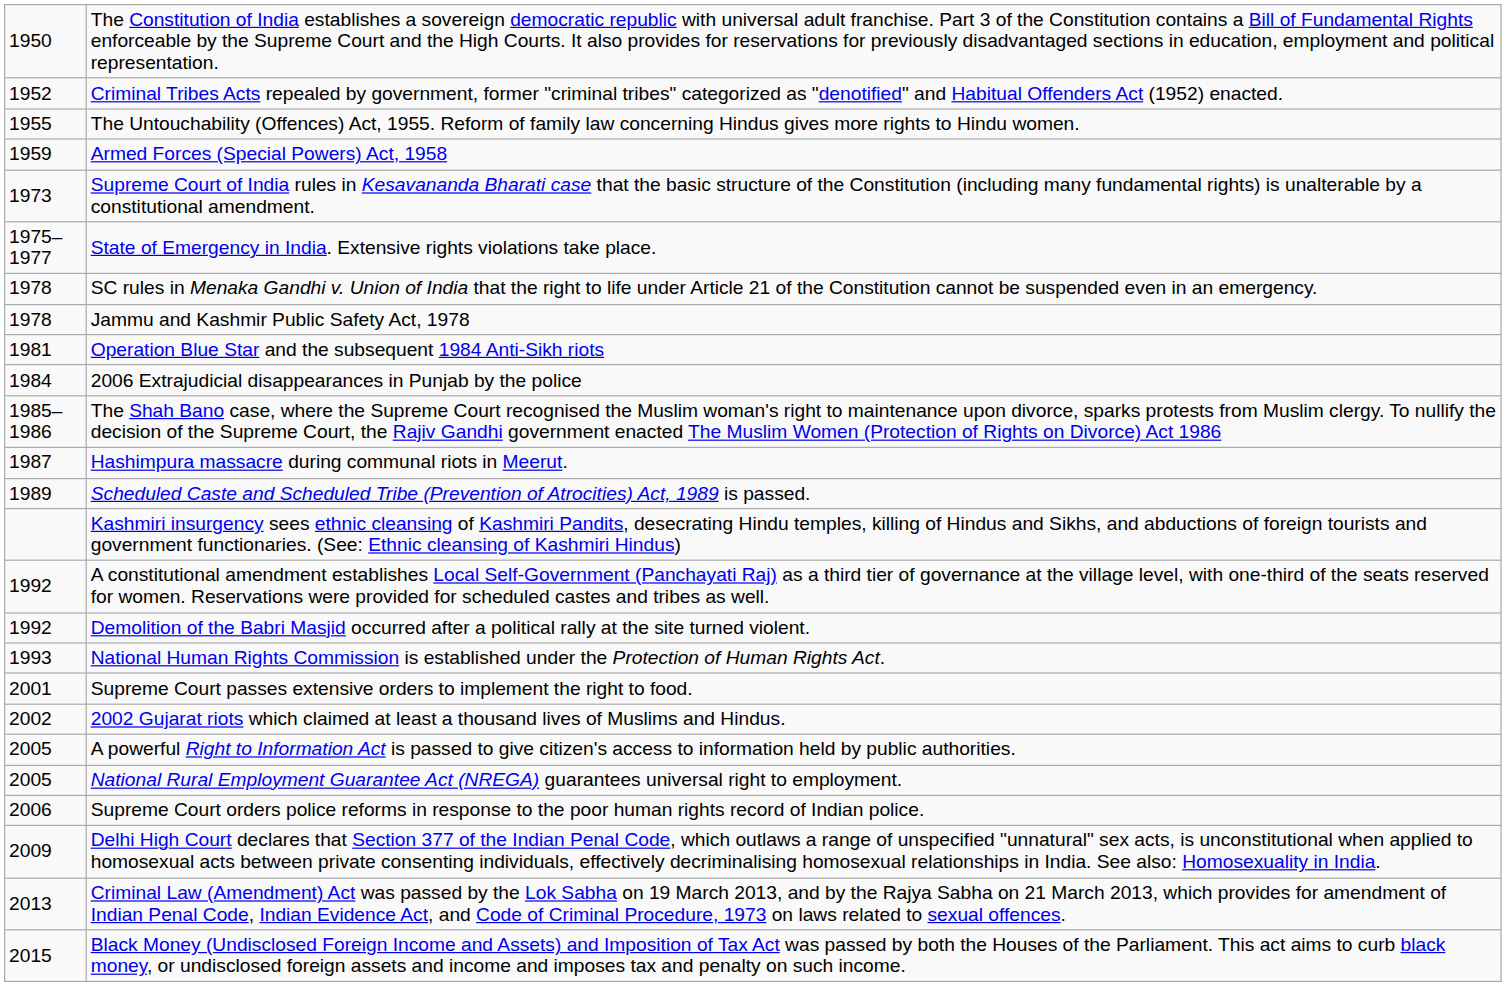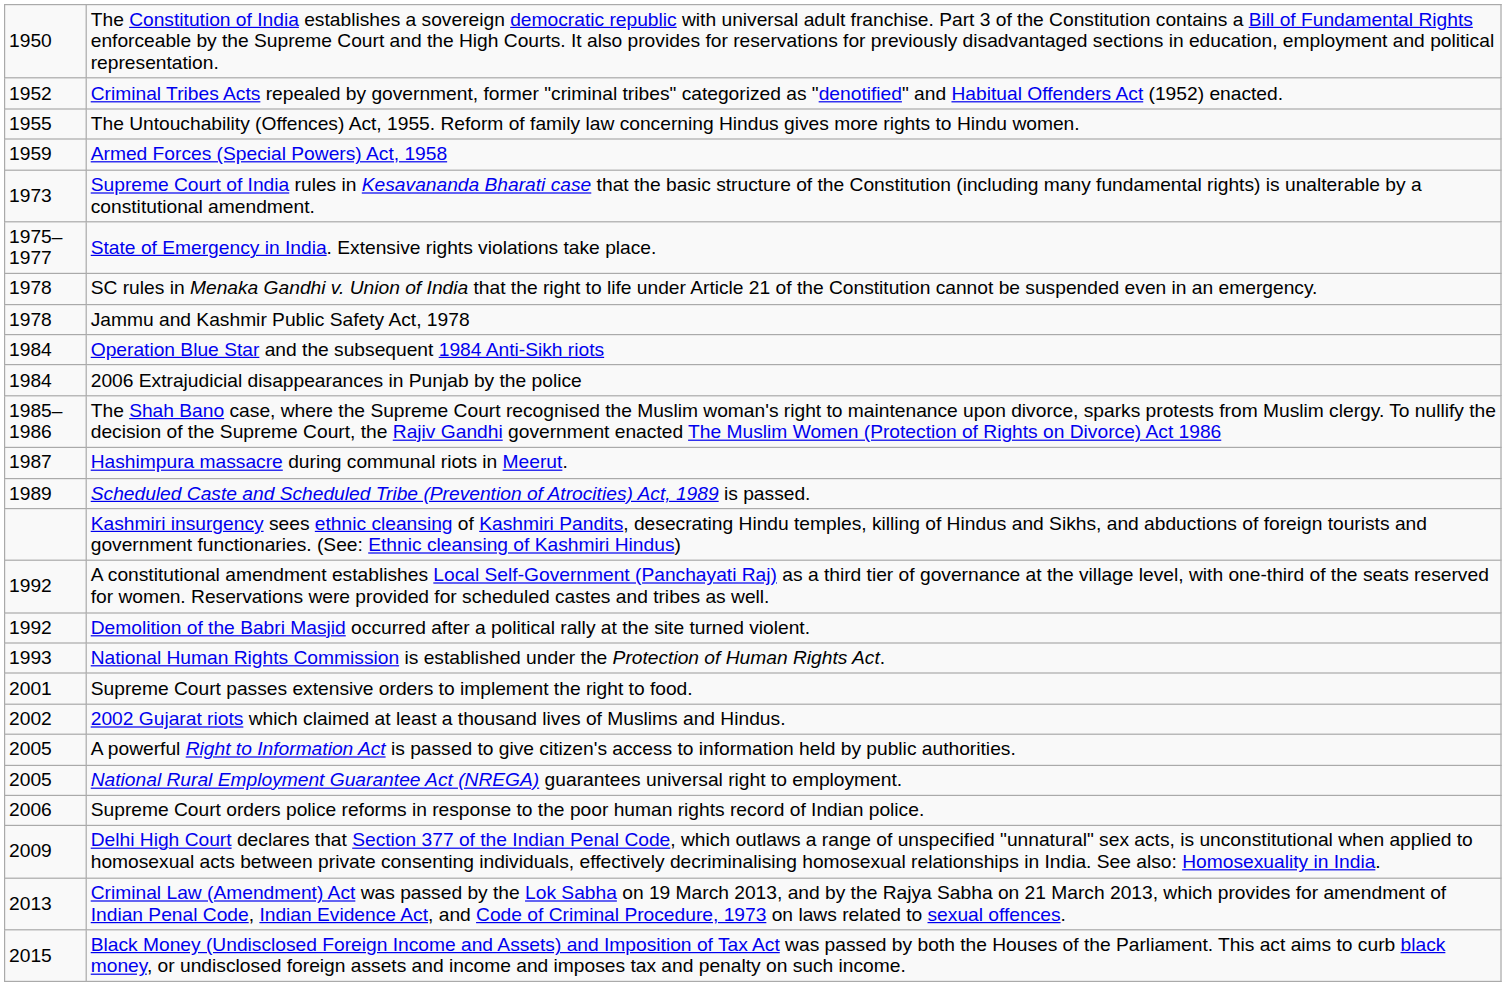(30, 349) 1981 -> (30, 349) 1984
